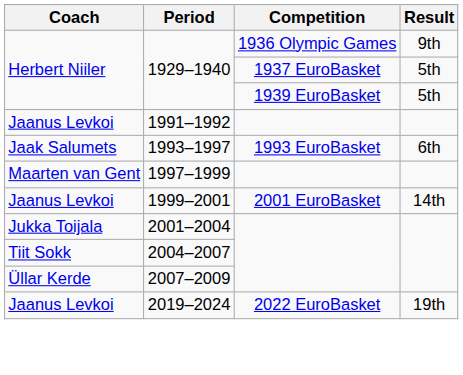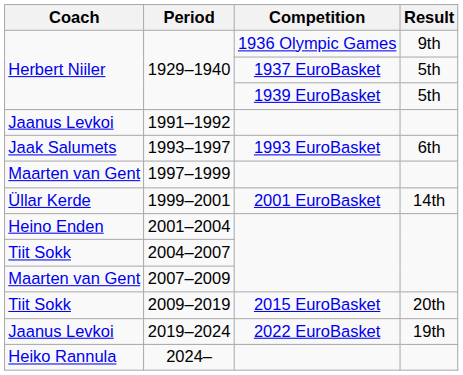(61, 200) Jaanus Levkoi -> (50, 200) Üllar Kerde
(55, 226) Jukka Toijala -> (56, 226) Heino Enden
(50, 278) Üllar Kerde -> (74, 278) Maarten van Gent
+ row: (189, 305)
+ row: (189, 357)
